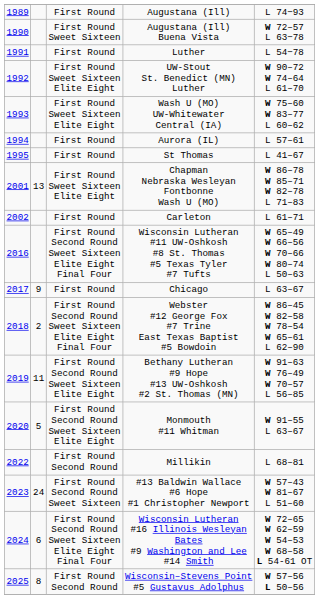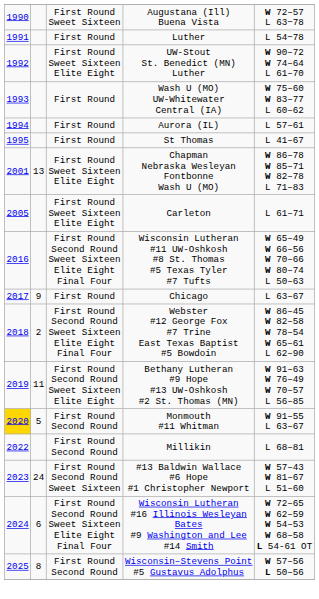- row: (189, 12)
(85, 115) First Round Sweet Sixteen Elite Eight -> (85, 100) First Round
(18, 217) 2002 -> (18, 213) 2005
(85, 217) First Round -> (85, 213) First Round Sweet Sixteen Elite Eight
(18, 426) no background -> (18, 421) gold background
(85, 426) First Round Second Round Sweet Sixteen Elite Eight -> (85, 421) First Round Second Round
